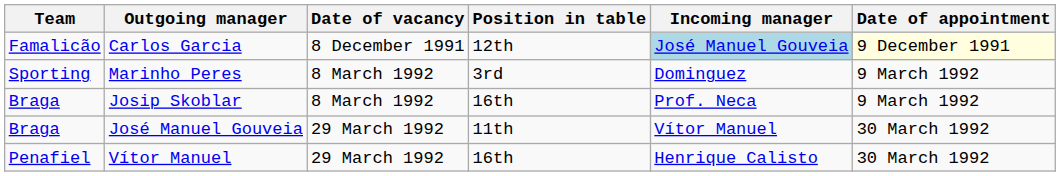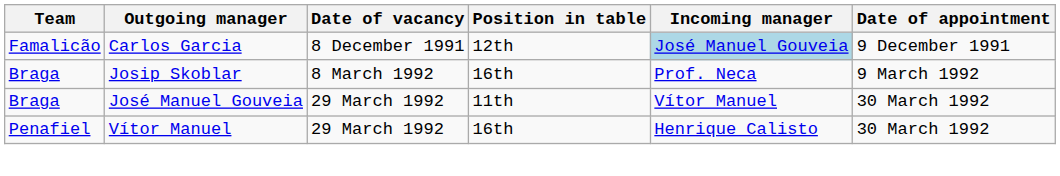(933, 46) lightyellow background -> (933, 46) no background
- row: (175, 74)
